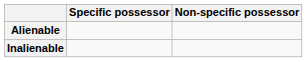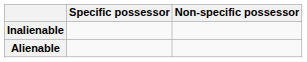rows swapped: (35, 48) <-> (35, 30)
